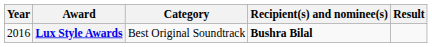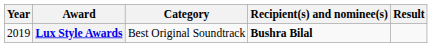(19, 33) 2016 -> (19, 33) 2019
